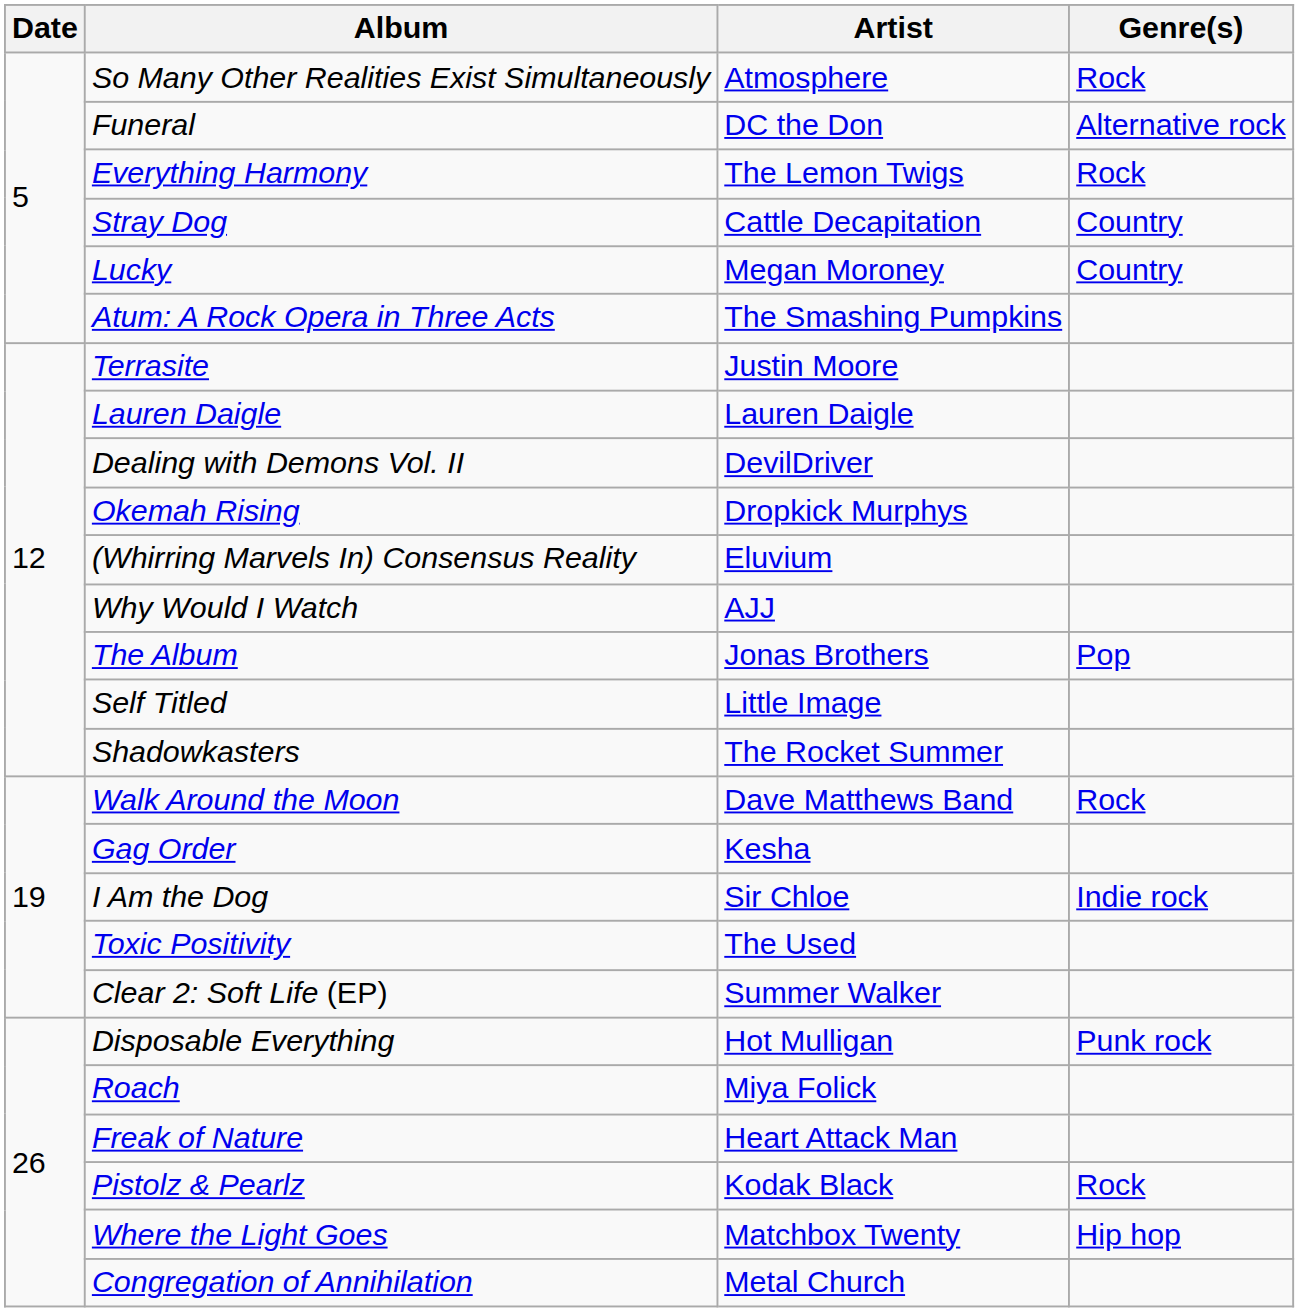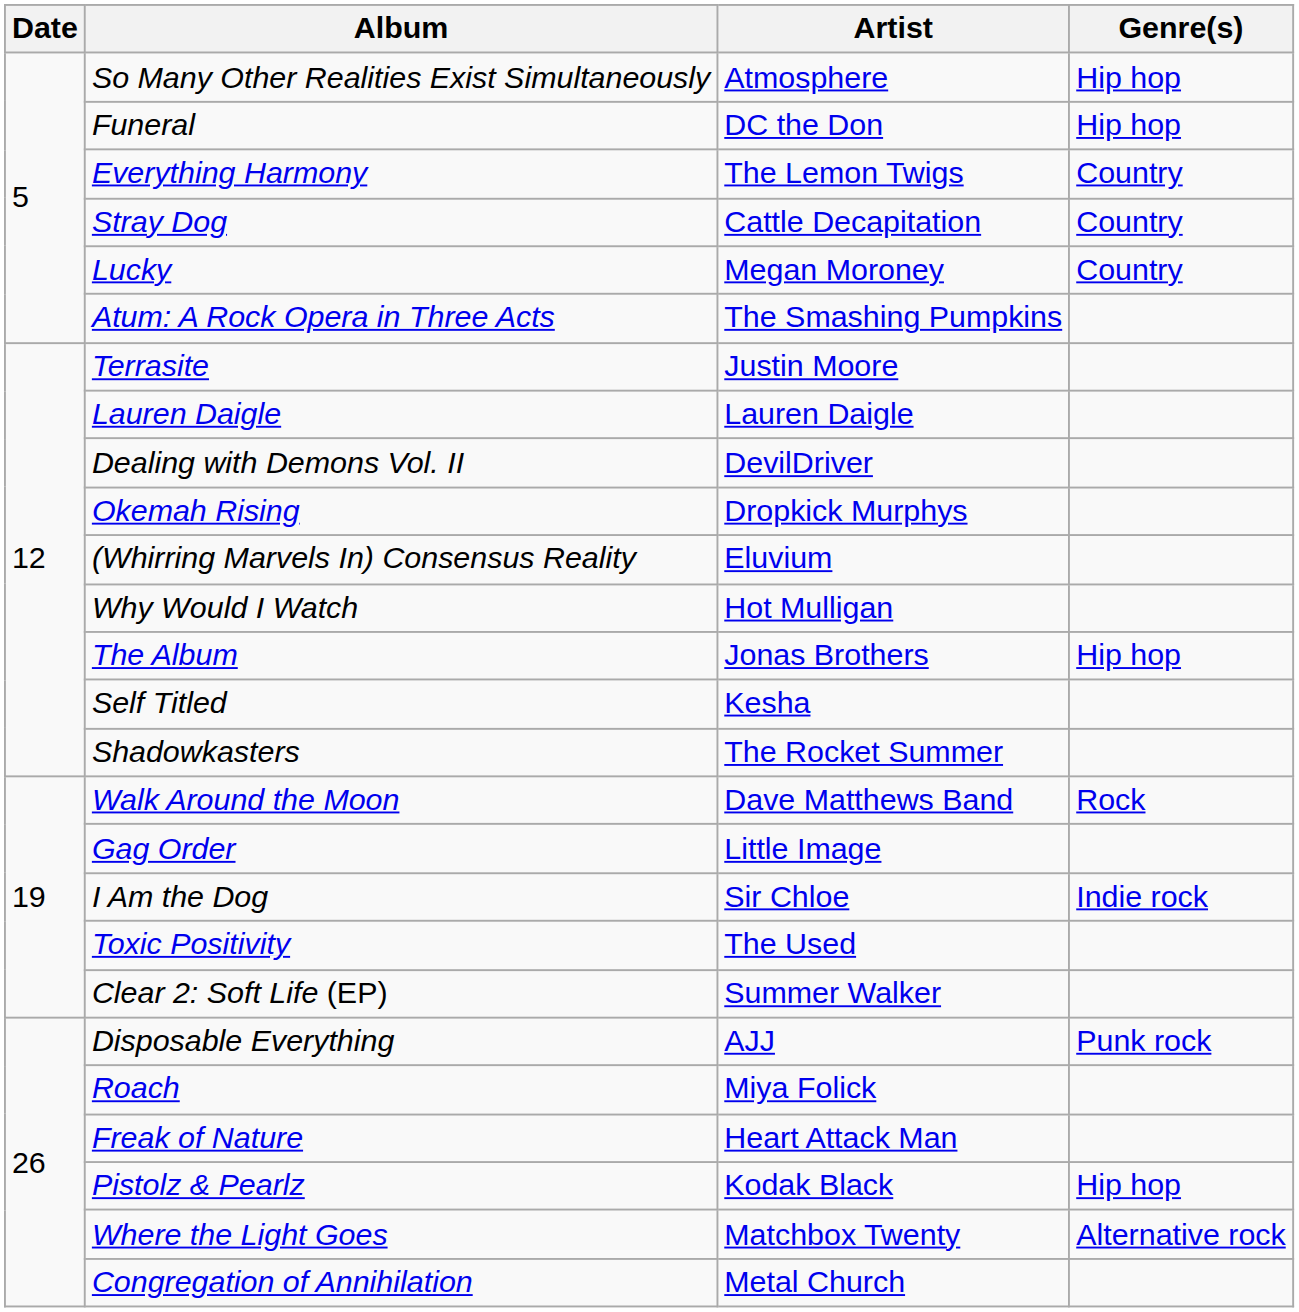(1111, 76) Rock -> (1129, 76) Hip hop
(1181, 125) Alternative rock -> (1129, 125) Hip hop
(1111, 173) Rock -> (1129, 173) Country
(750, 607) AJJ -> (809, 607) Hot Mulligan
(1103, 655) Pop -> (1129, 655) Hip hop
(803, 703) Little Image -> (767, 703) Kesha
(767, 848) Kesha -> (803, 848) Little Image
(809, 1041) Hot Mulligan -> (750, 1041) AJJ
(1111, 1185) Rock -> (1129, 1185) Hip hop
(1129, 1233) Hip hop -> (1181, 1233) Alternative rock
